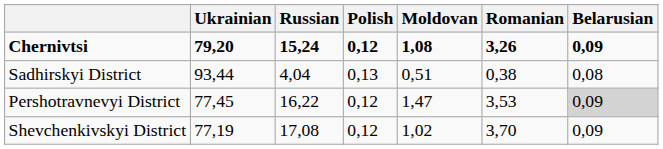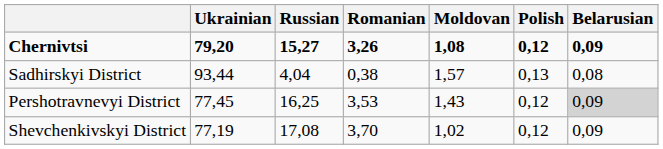columns swapped: (525, 18) <-> (370, 18)
(299, 46) 15,24 -> (299, 46) 15,27
(417, 74) 0,51 -> (449, 74) 1,57
(299, 102) 16,22 -> (299, 102) 16,25
(417, 102) 1,47 -> (449, 102) 1,43
